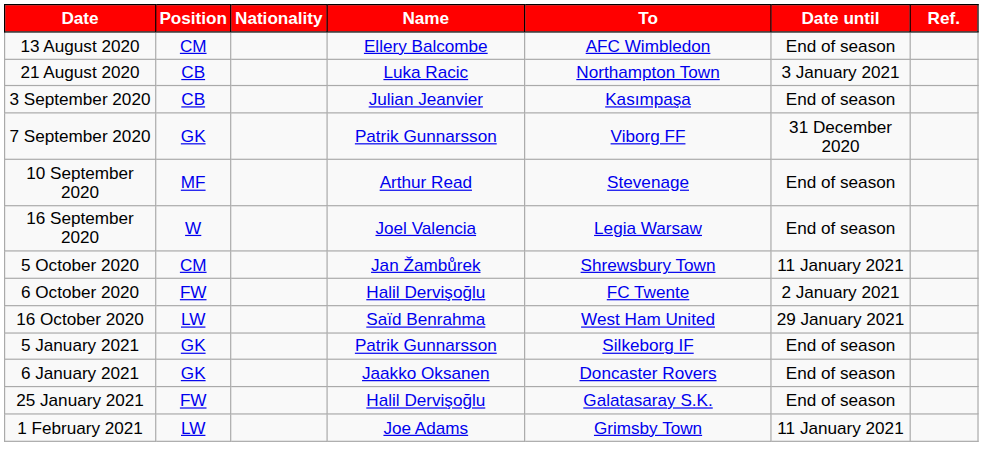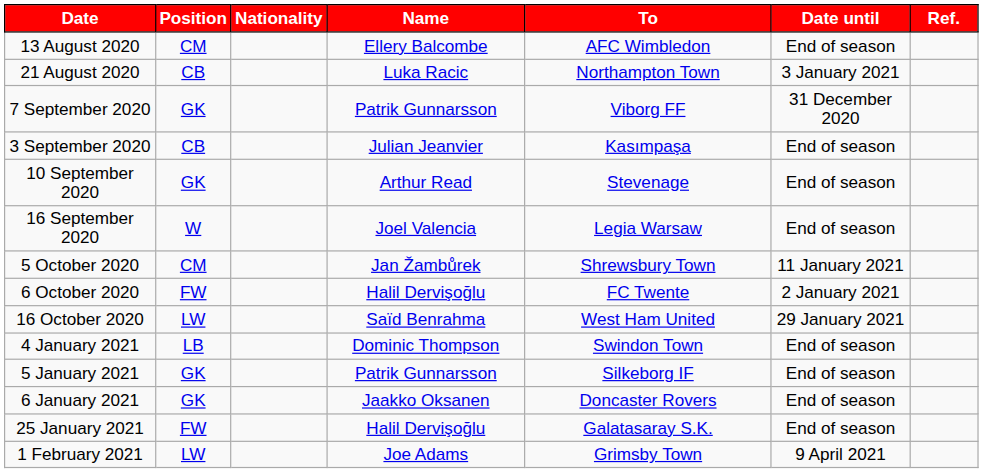rows swapped: (80, 100) <-> (80, 136)
(193, 182) MF -> (193, 182) GK
+ row: (80, 346)
(841, 428) 11 January 2021 -> (841, 455) 9 April 2021
